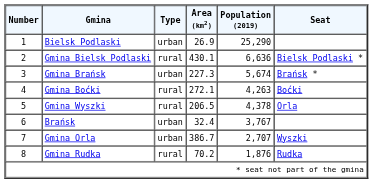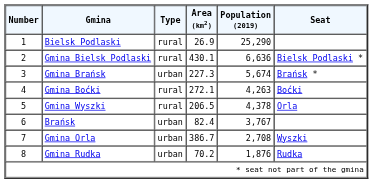(170, 42) urban -> (170, 42) rural
(204, 122) 32.4 -> (204, 122) 82.4
(259, 138) 2,707 -> (259, 138) 2,708
(170, 154) rural -> (170, 154) urban
